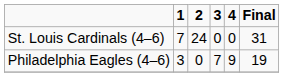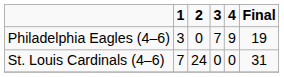rows swapped: (86, 38) <-> (89, 60)
